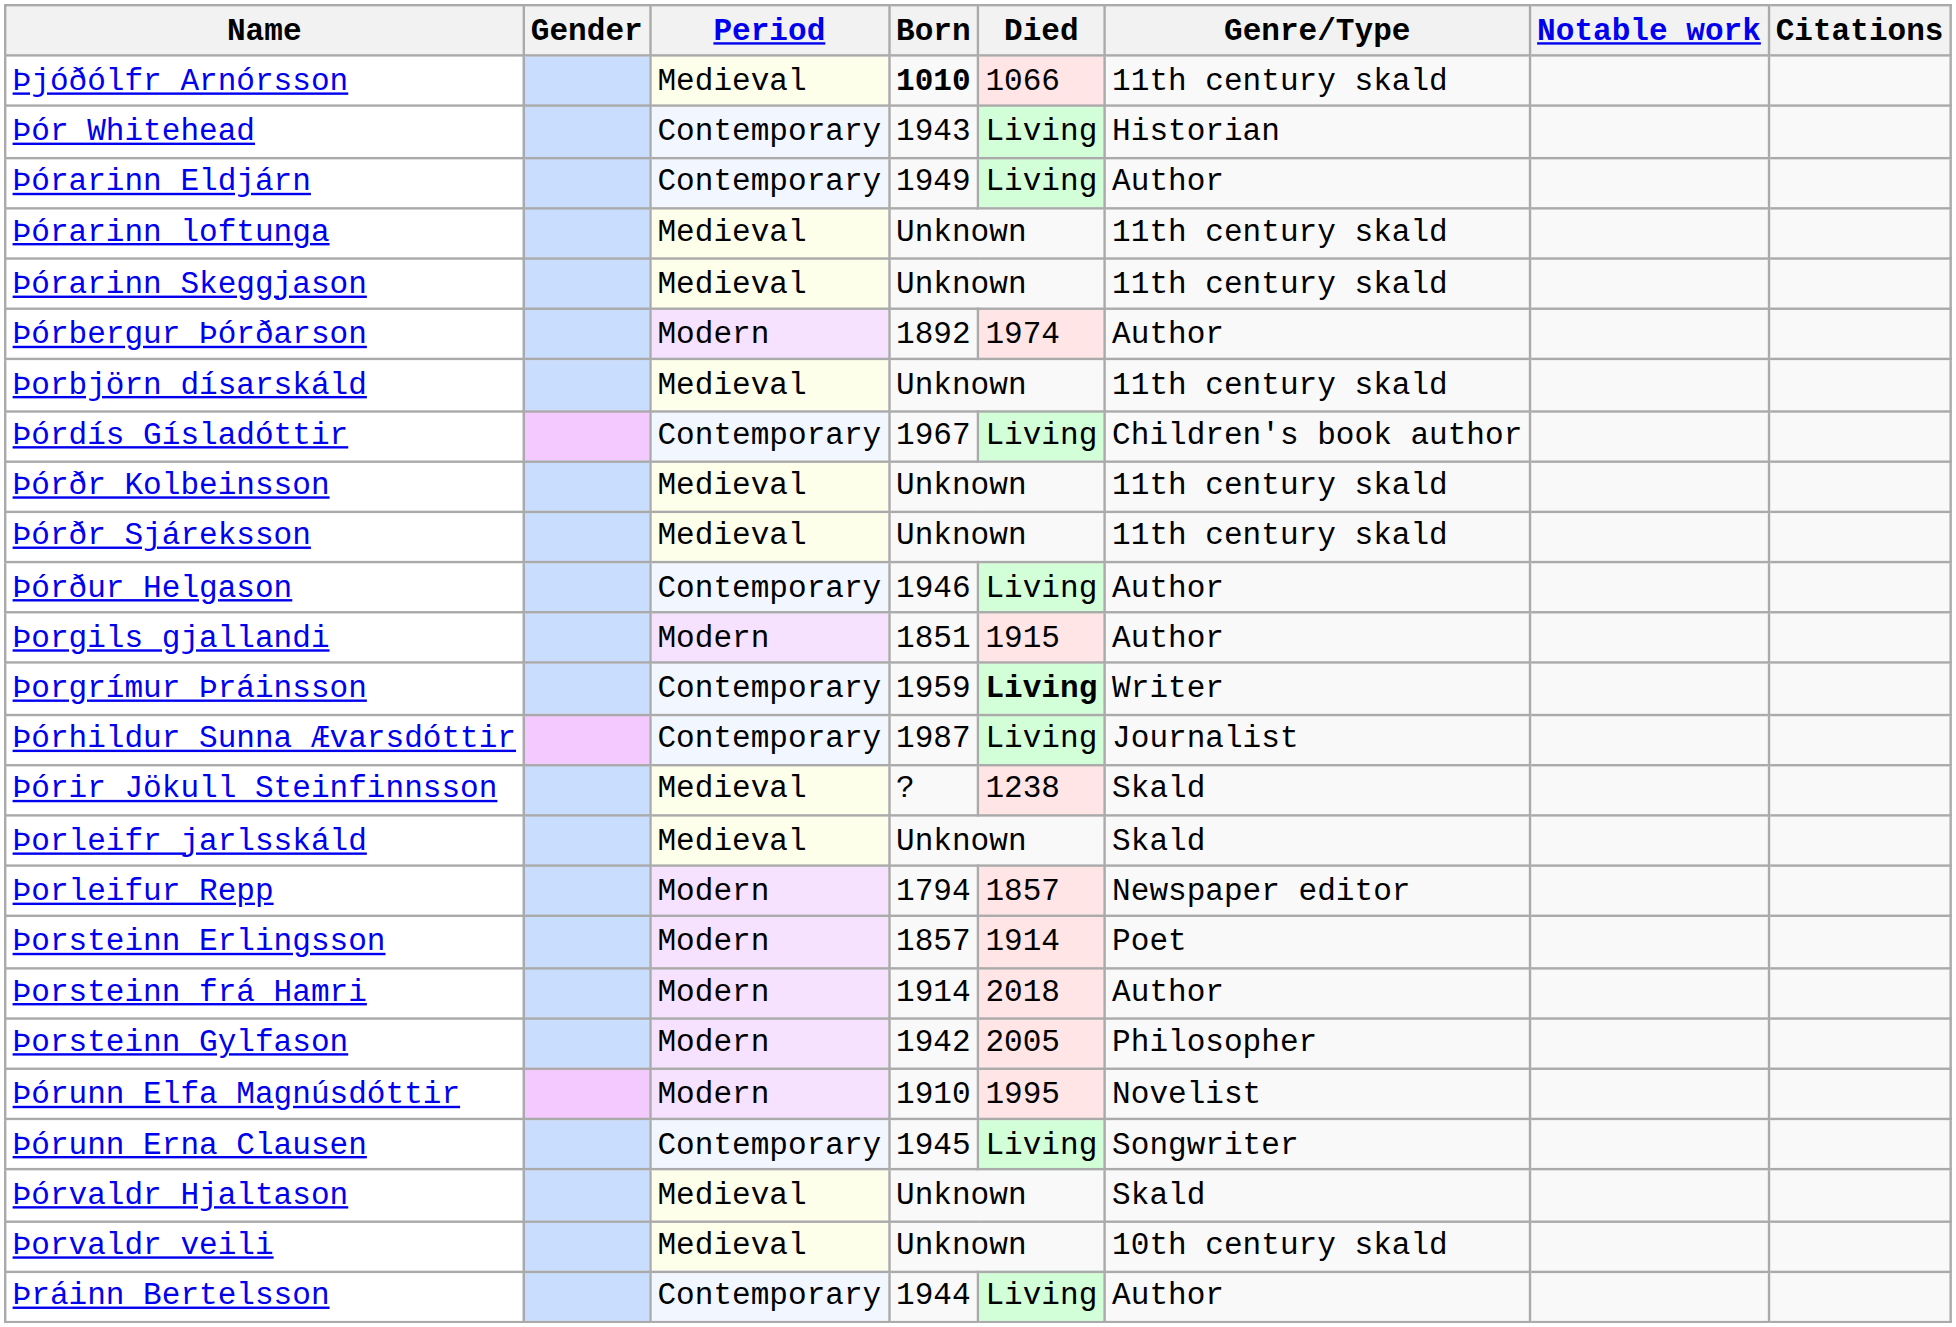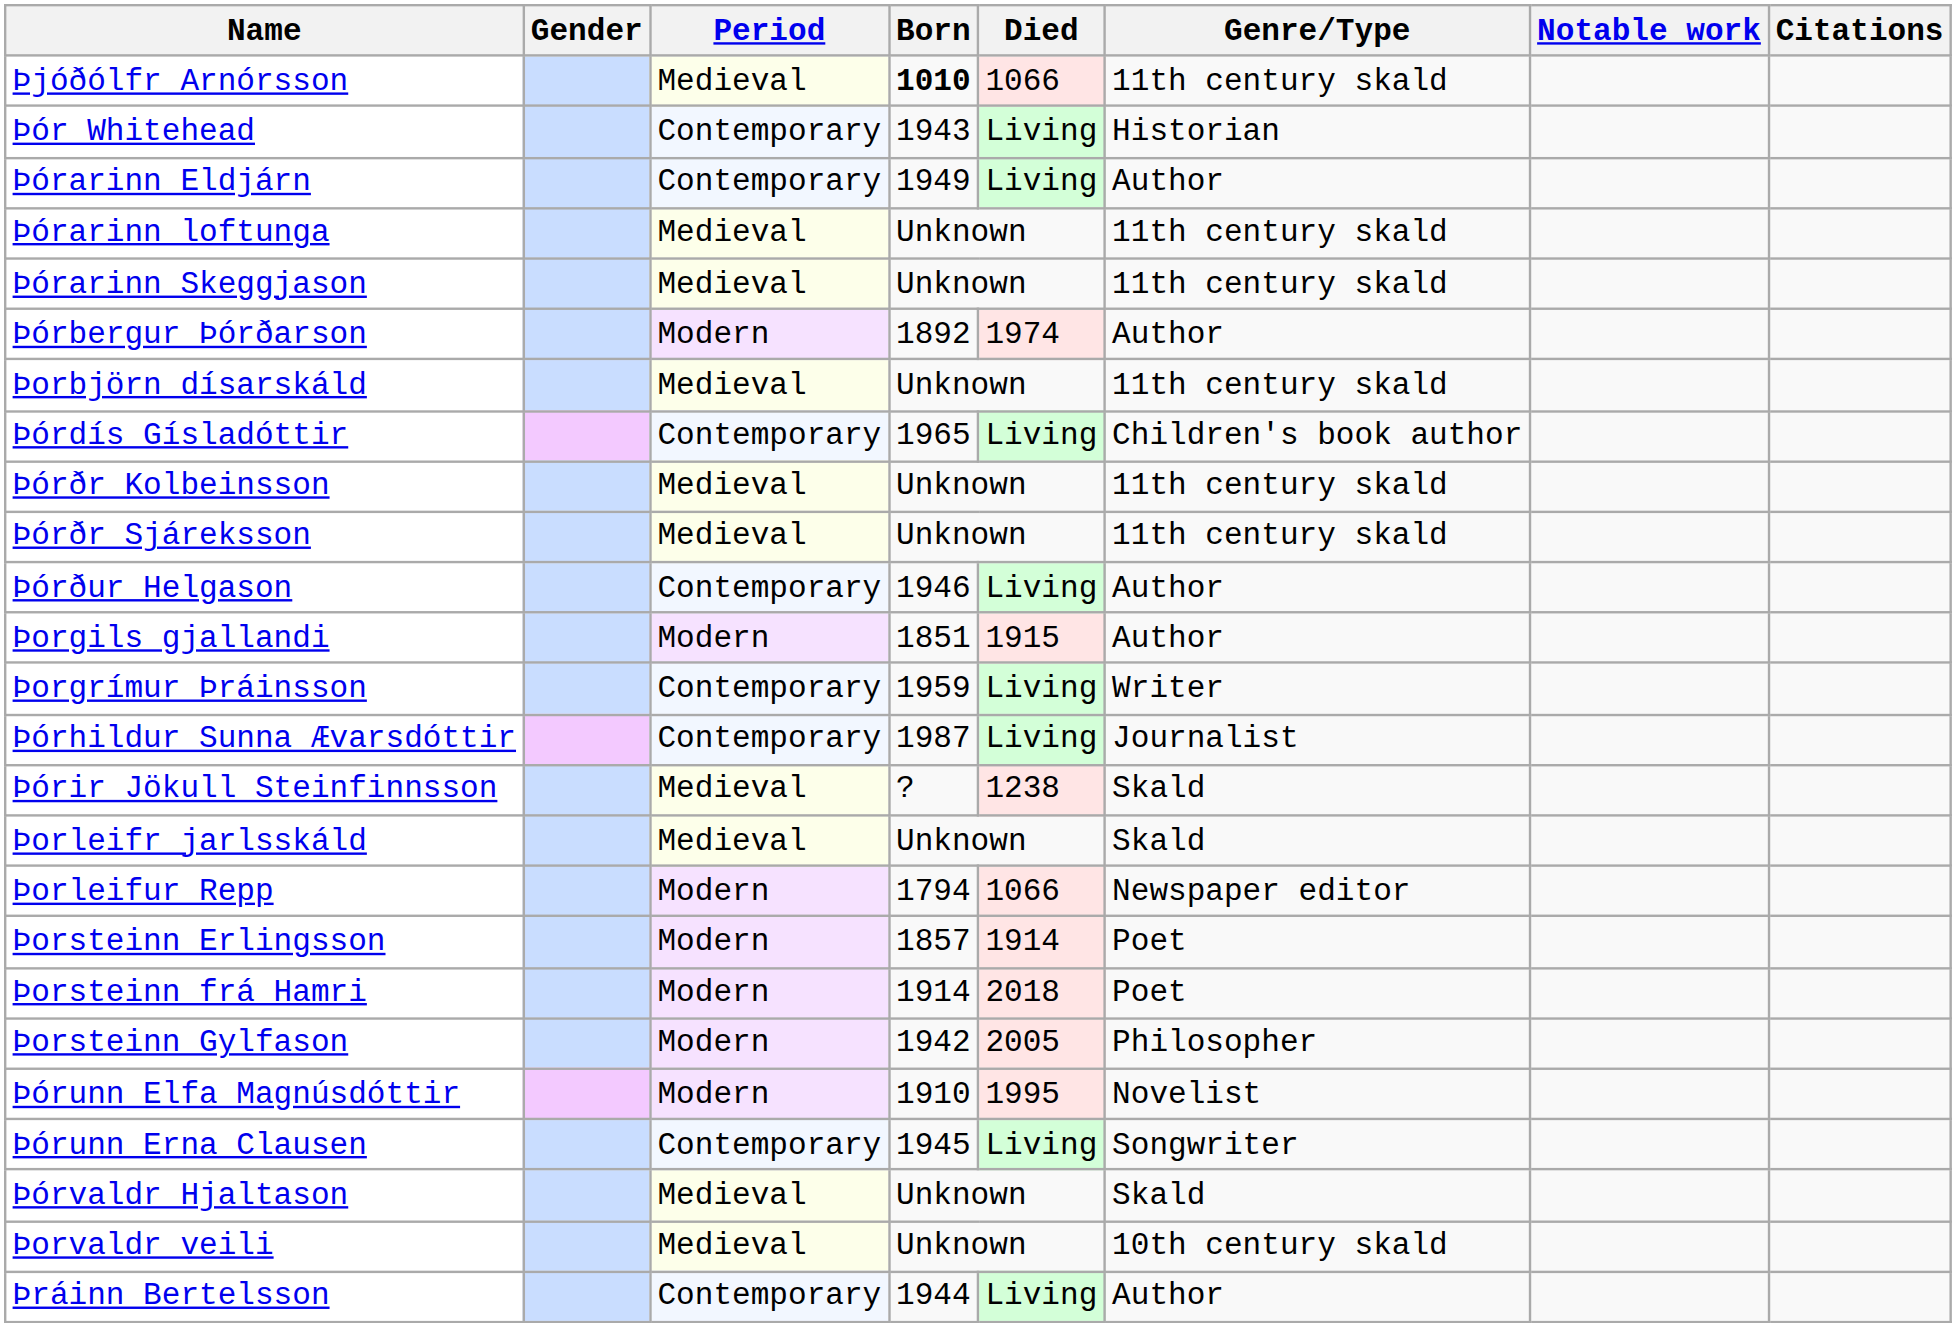(933, 436) 1967 -> (933, 436) 1965
(1041, 689) bold -> (1041, 689) normal
(1023, 891) 1857 -> (1023, 891) 1066
(1168, 993) Author -> (1149, 993) Poet
